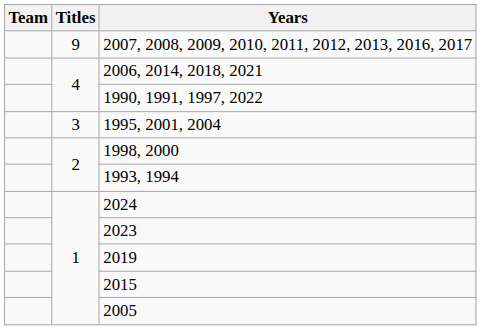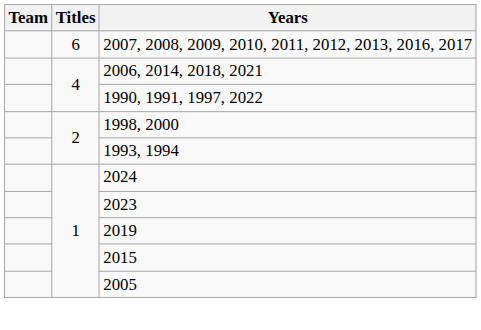(76, 44) 9 -> (76, 44) 6
- row: (162, 124)
